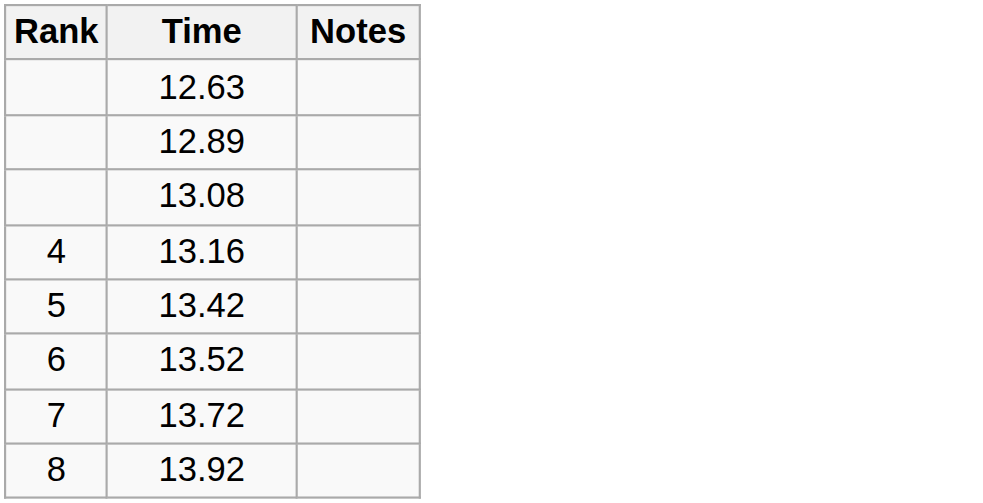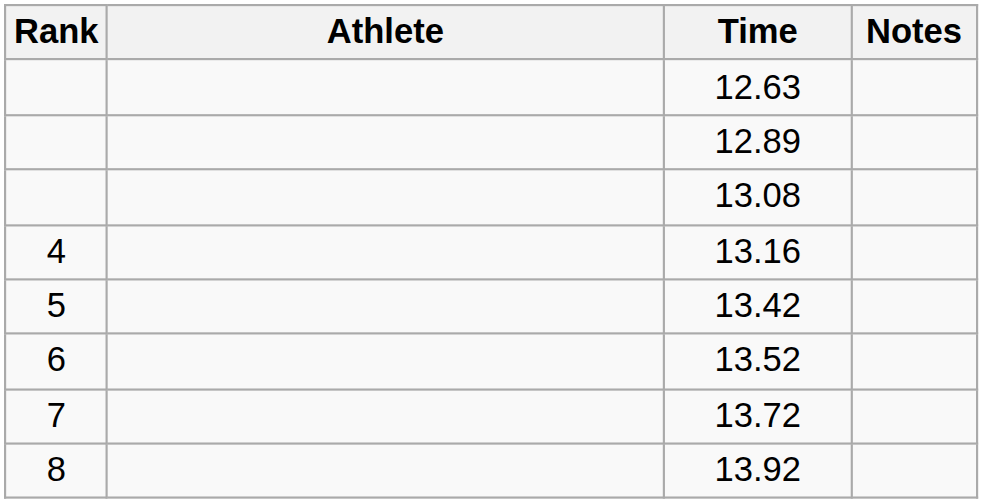+ column: (385, 31)
